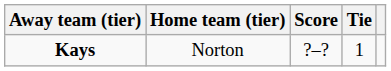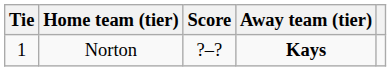columns swapped: (359, 19) <-> (75, 19)
